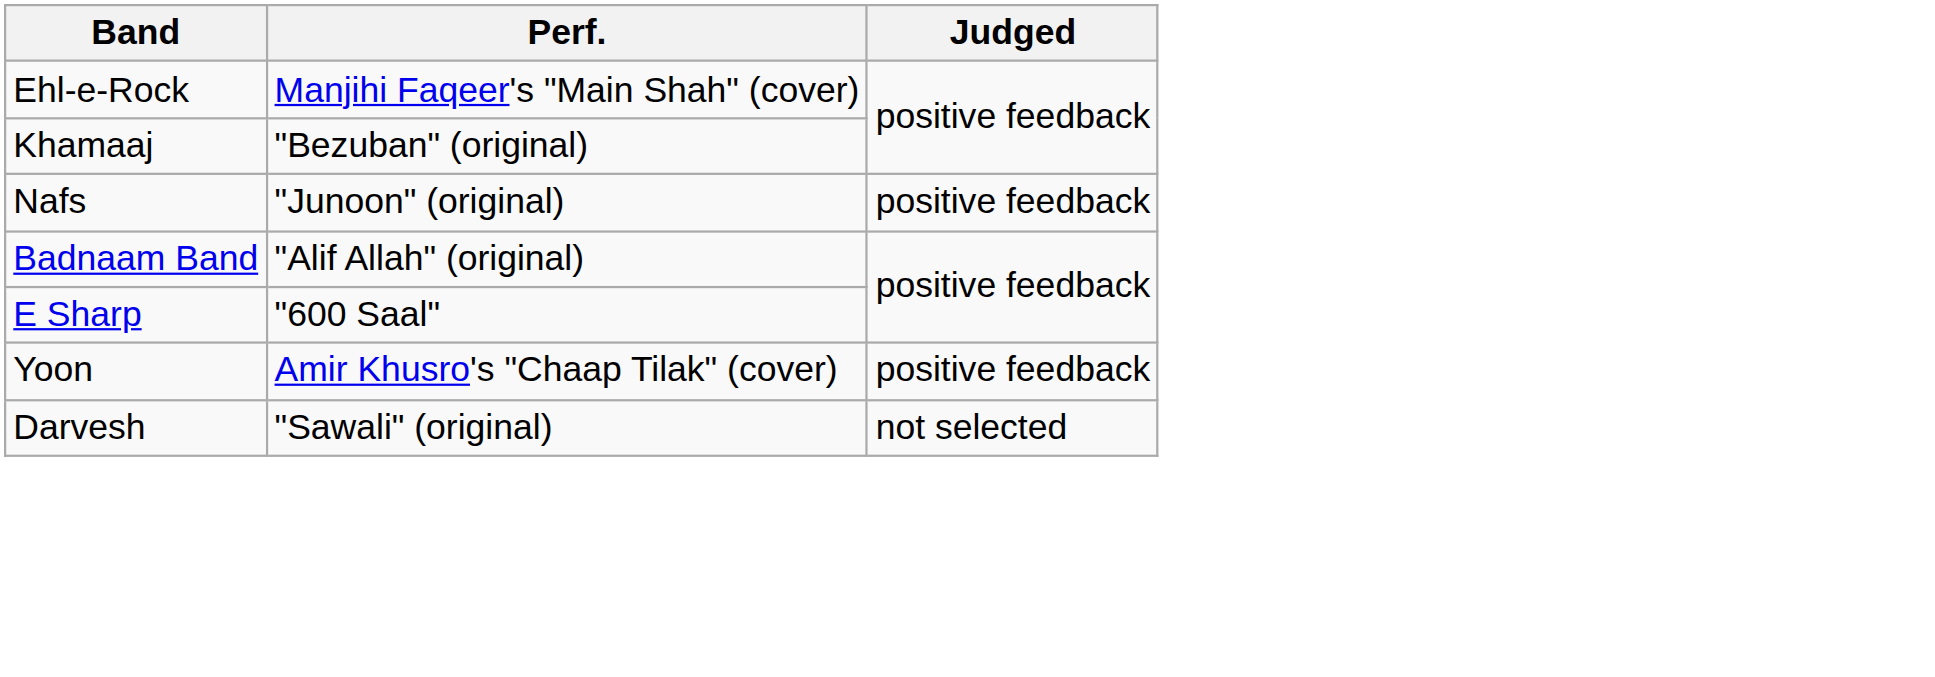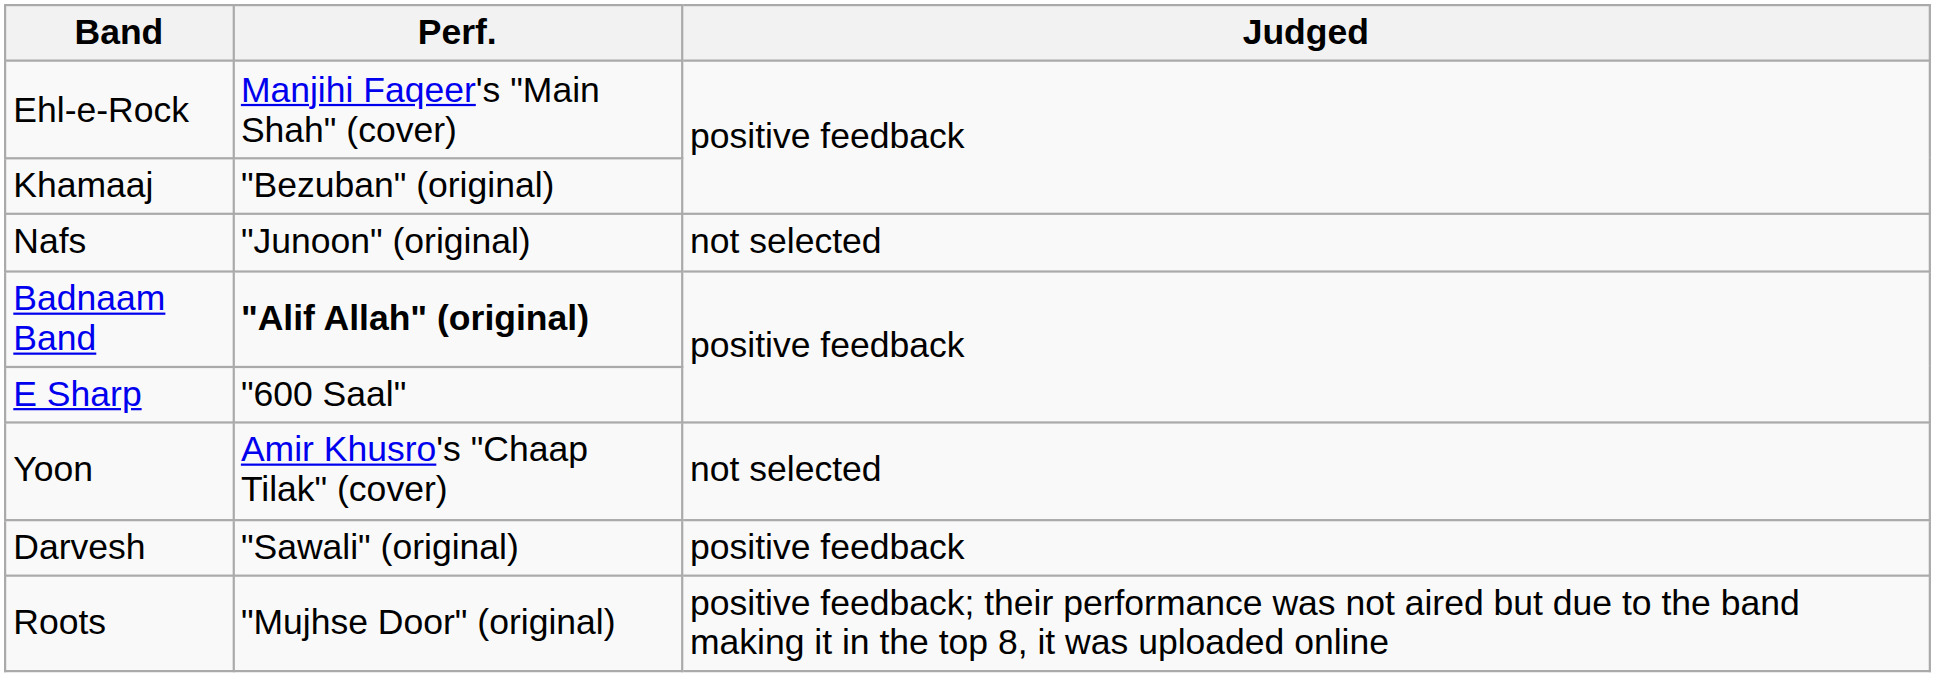(1013, 201) positive feedback -> (786, 241) not selected
(429, 257) normal -> (415, 317) bold
(1013, 370) positive feedback -> (786, 470) not selected
(971, 426) not selected -> (827, 546) positive feedback
+ row: (60, 623)
